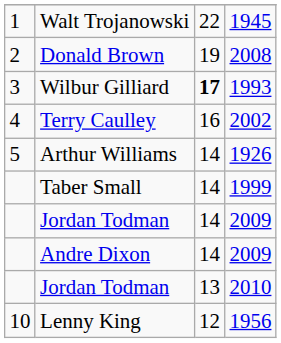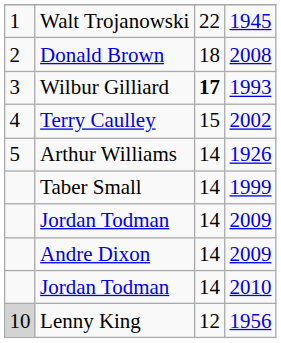(209, 54) 19 -> (209, 54) 18
(209, 120) 16 -> (209, 120) 15
(209, 287) 13 -> (209, 287) 14
(20, 320) no background -> (20, 320) lightgrey background
